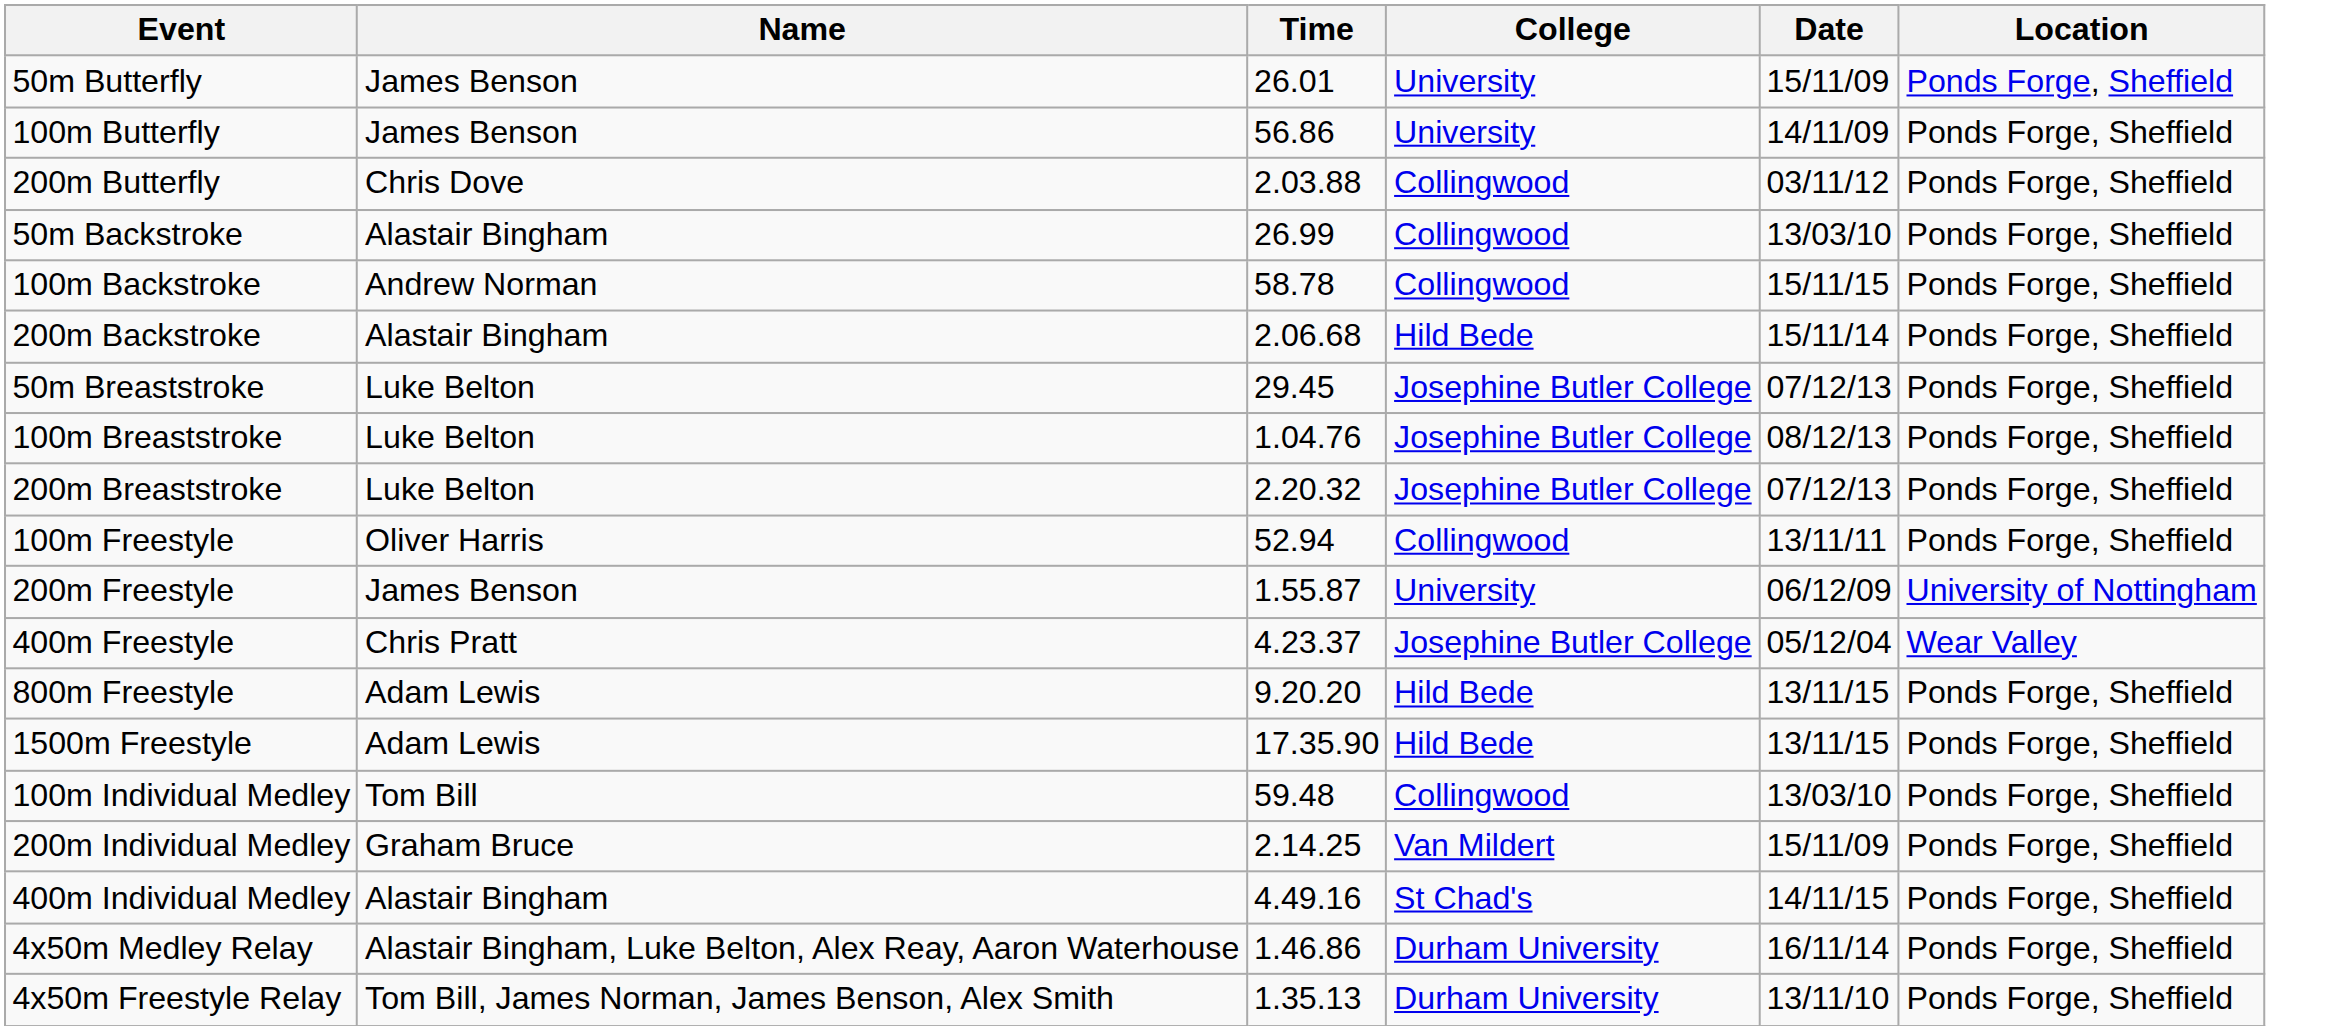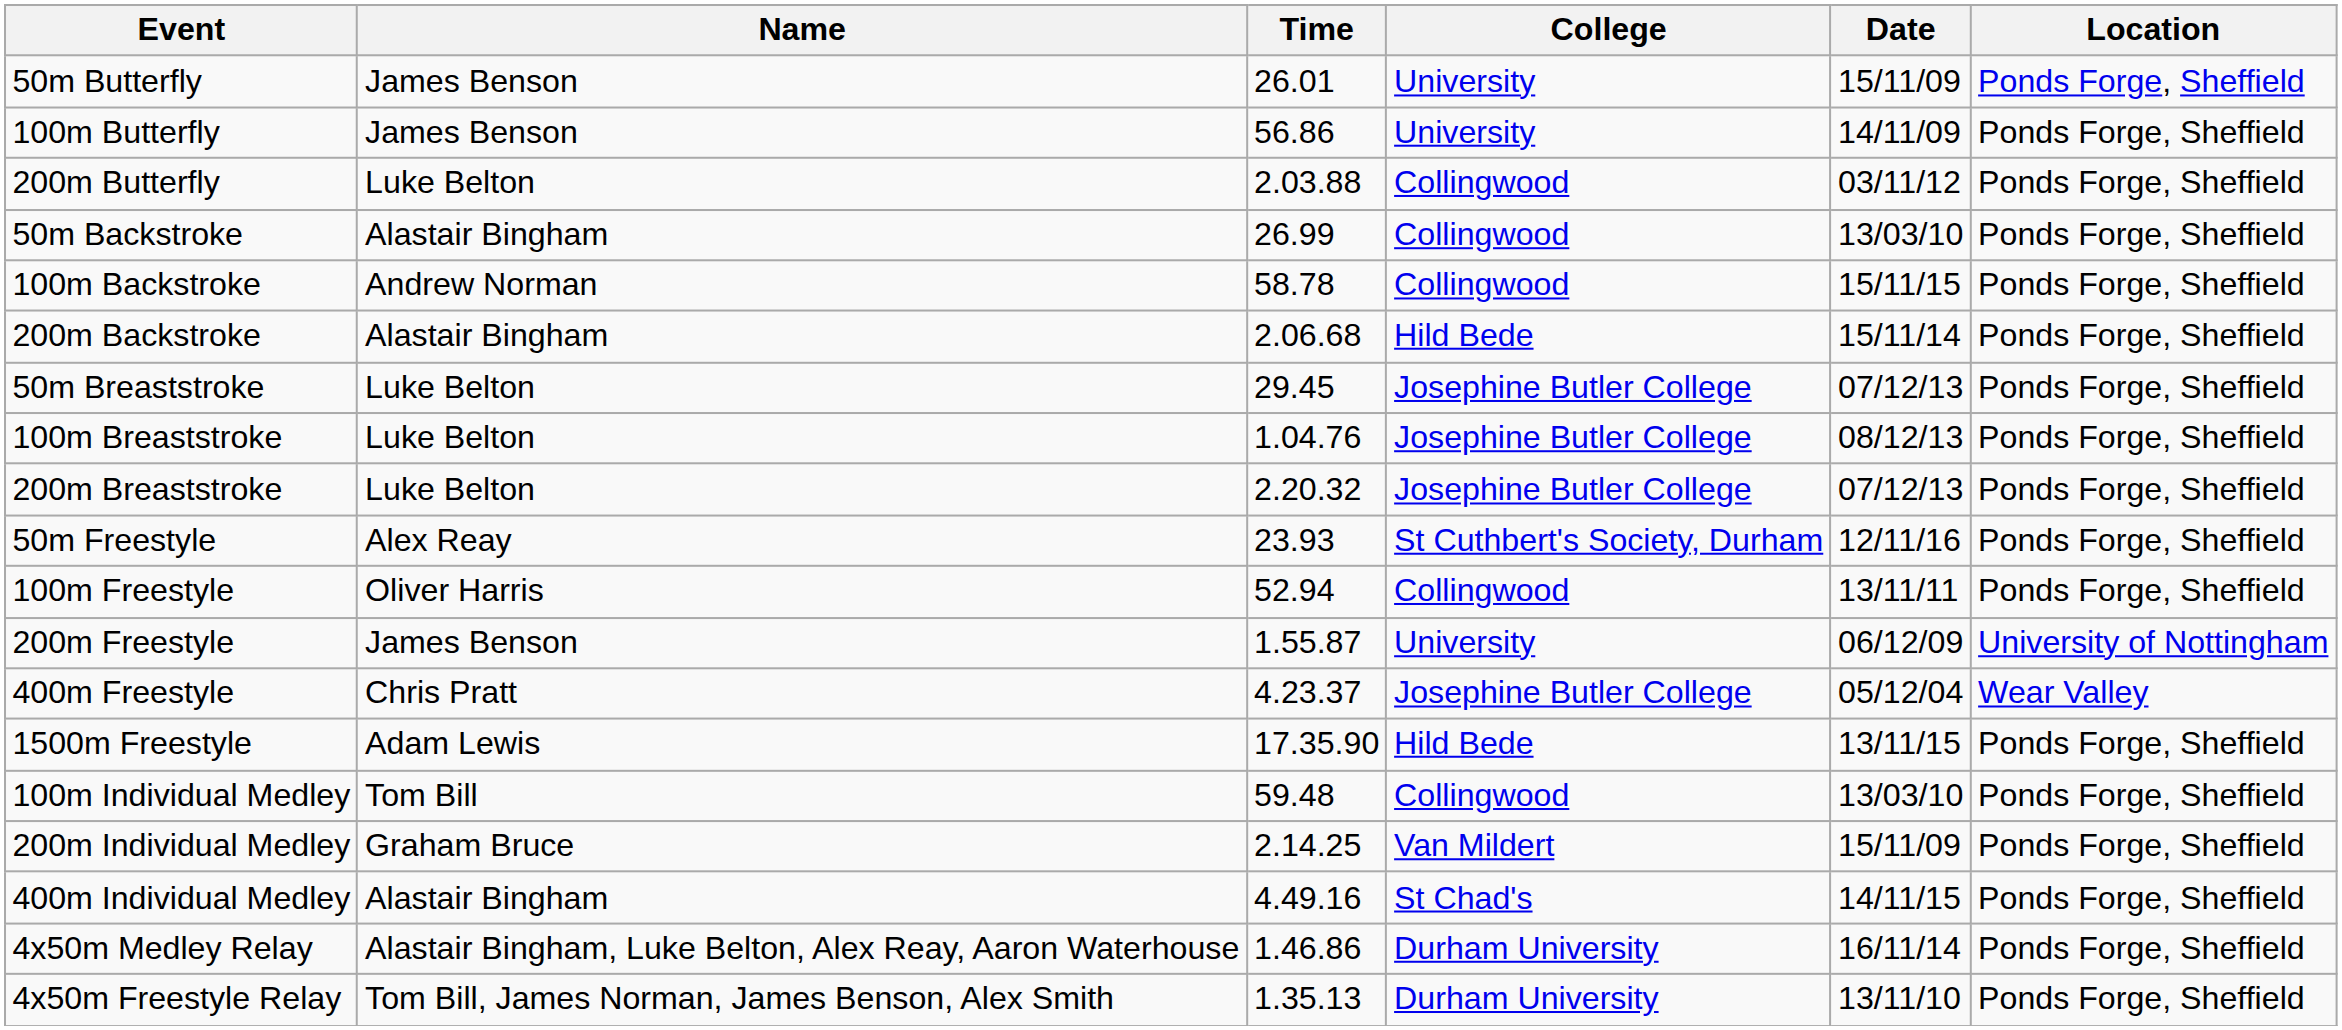(445, 183) Chris Dove -> (450, 183) Luke Belton
+ row: (114, 540)
- row: (123, 693)
